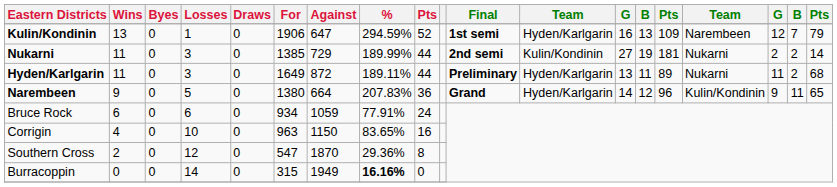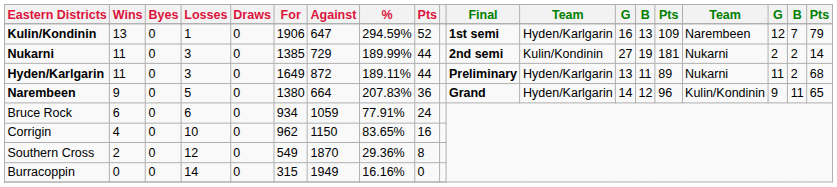(287, 132) 963 -> (287, 132) 962
(287, 152) 547 -> (287, 152) 549
(384, 172) bold -> (384, 172) normal
